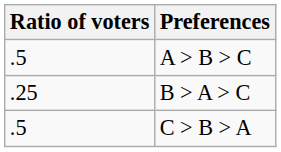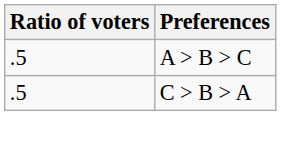- row: (205, 92)
